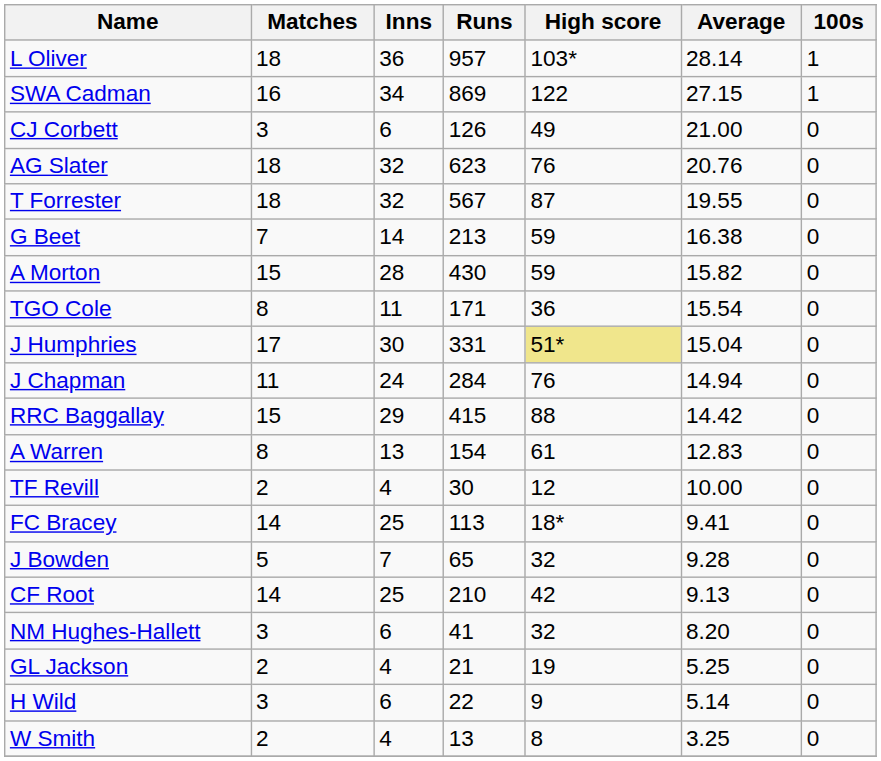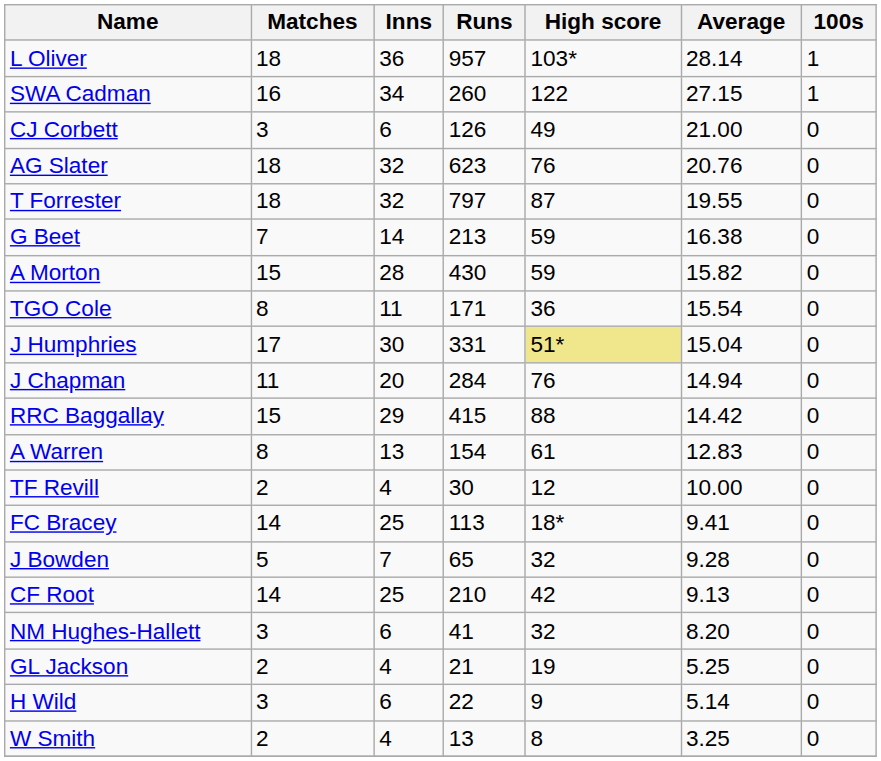(468, 93) 869 -> (468, 93) 260
(468, 201) 567 -> (468, 201) 797
(392, 380) 24 -> (392, 380) 20
